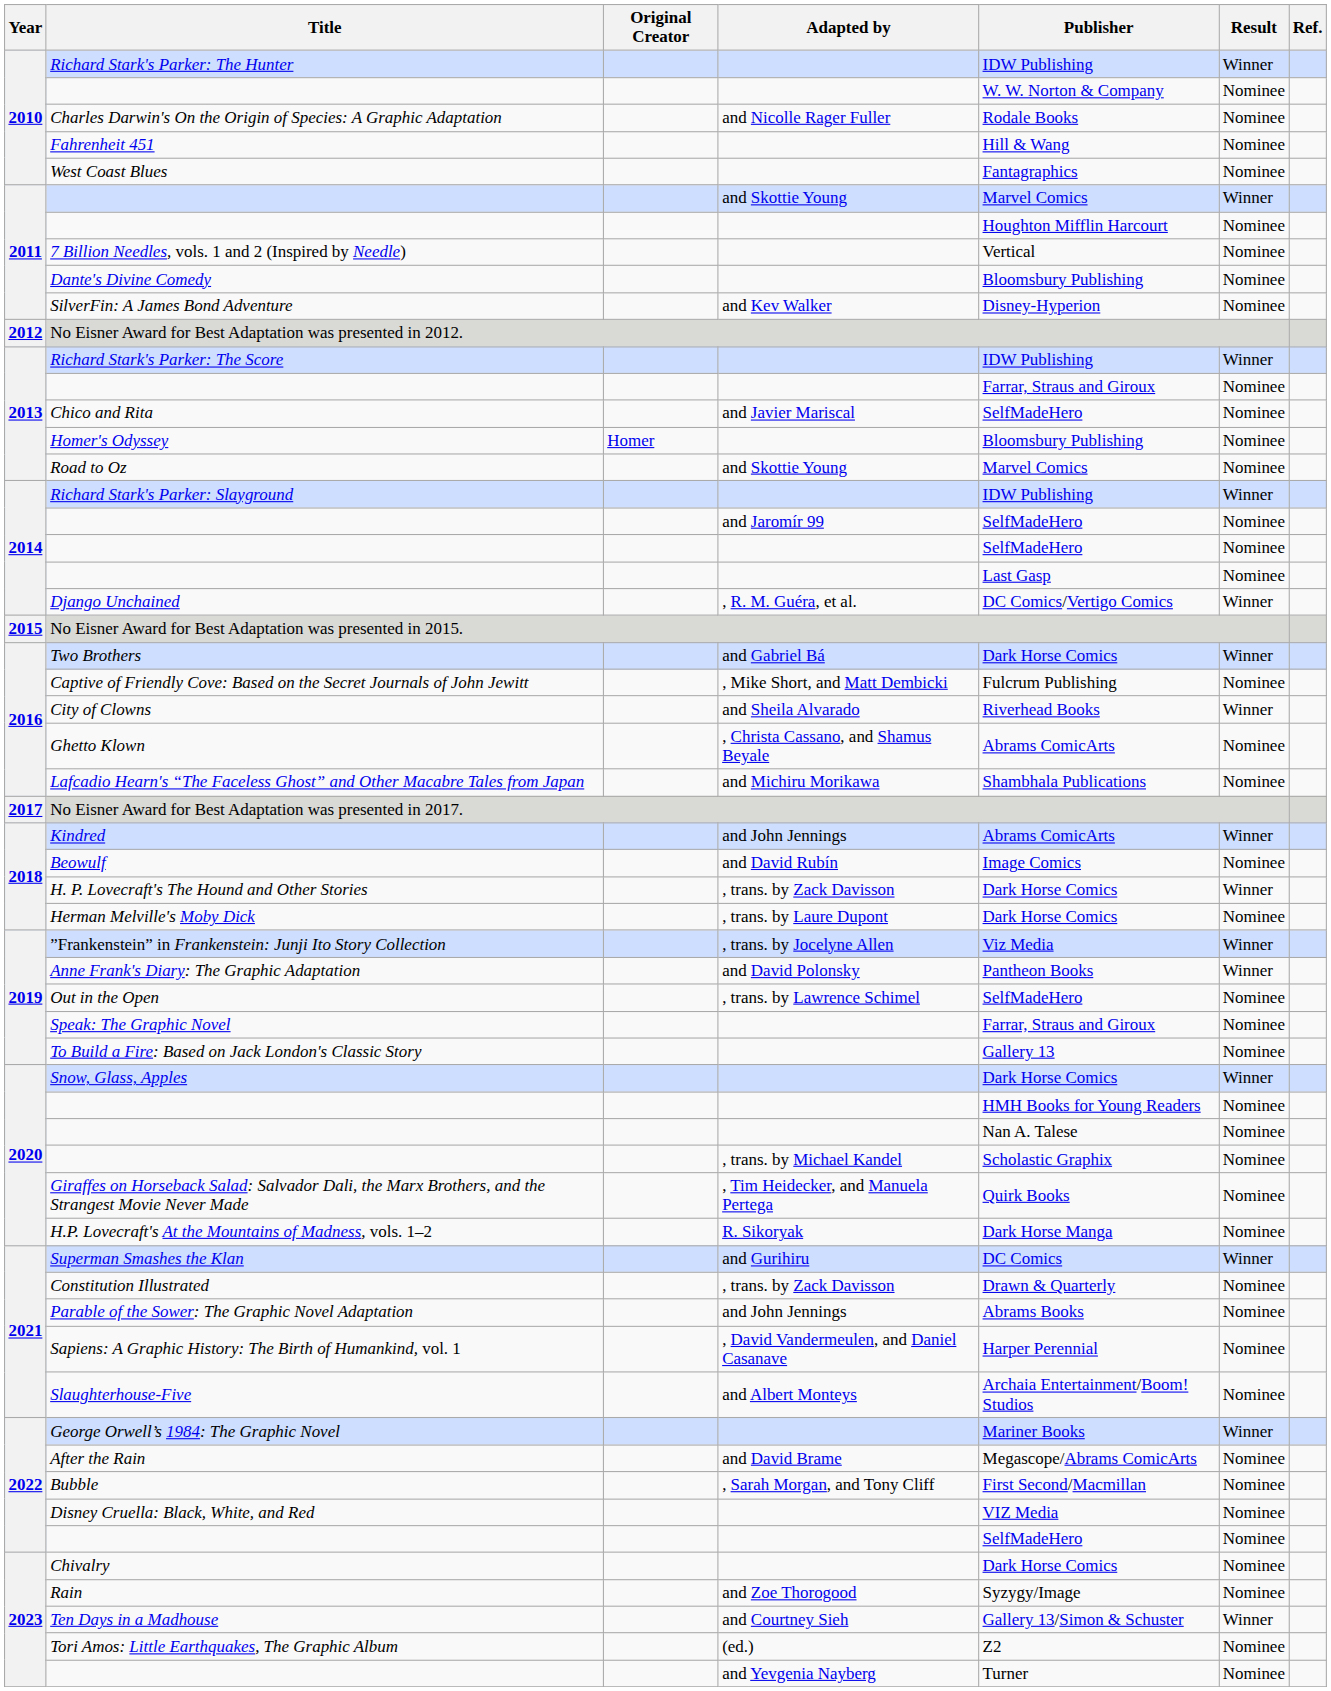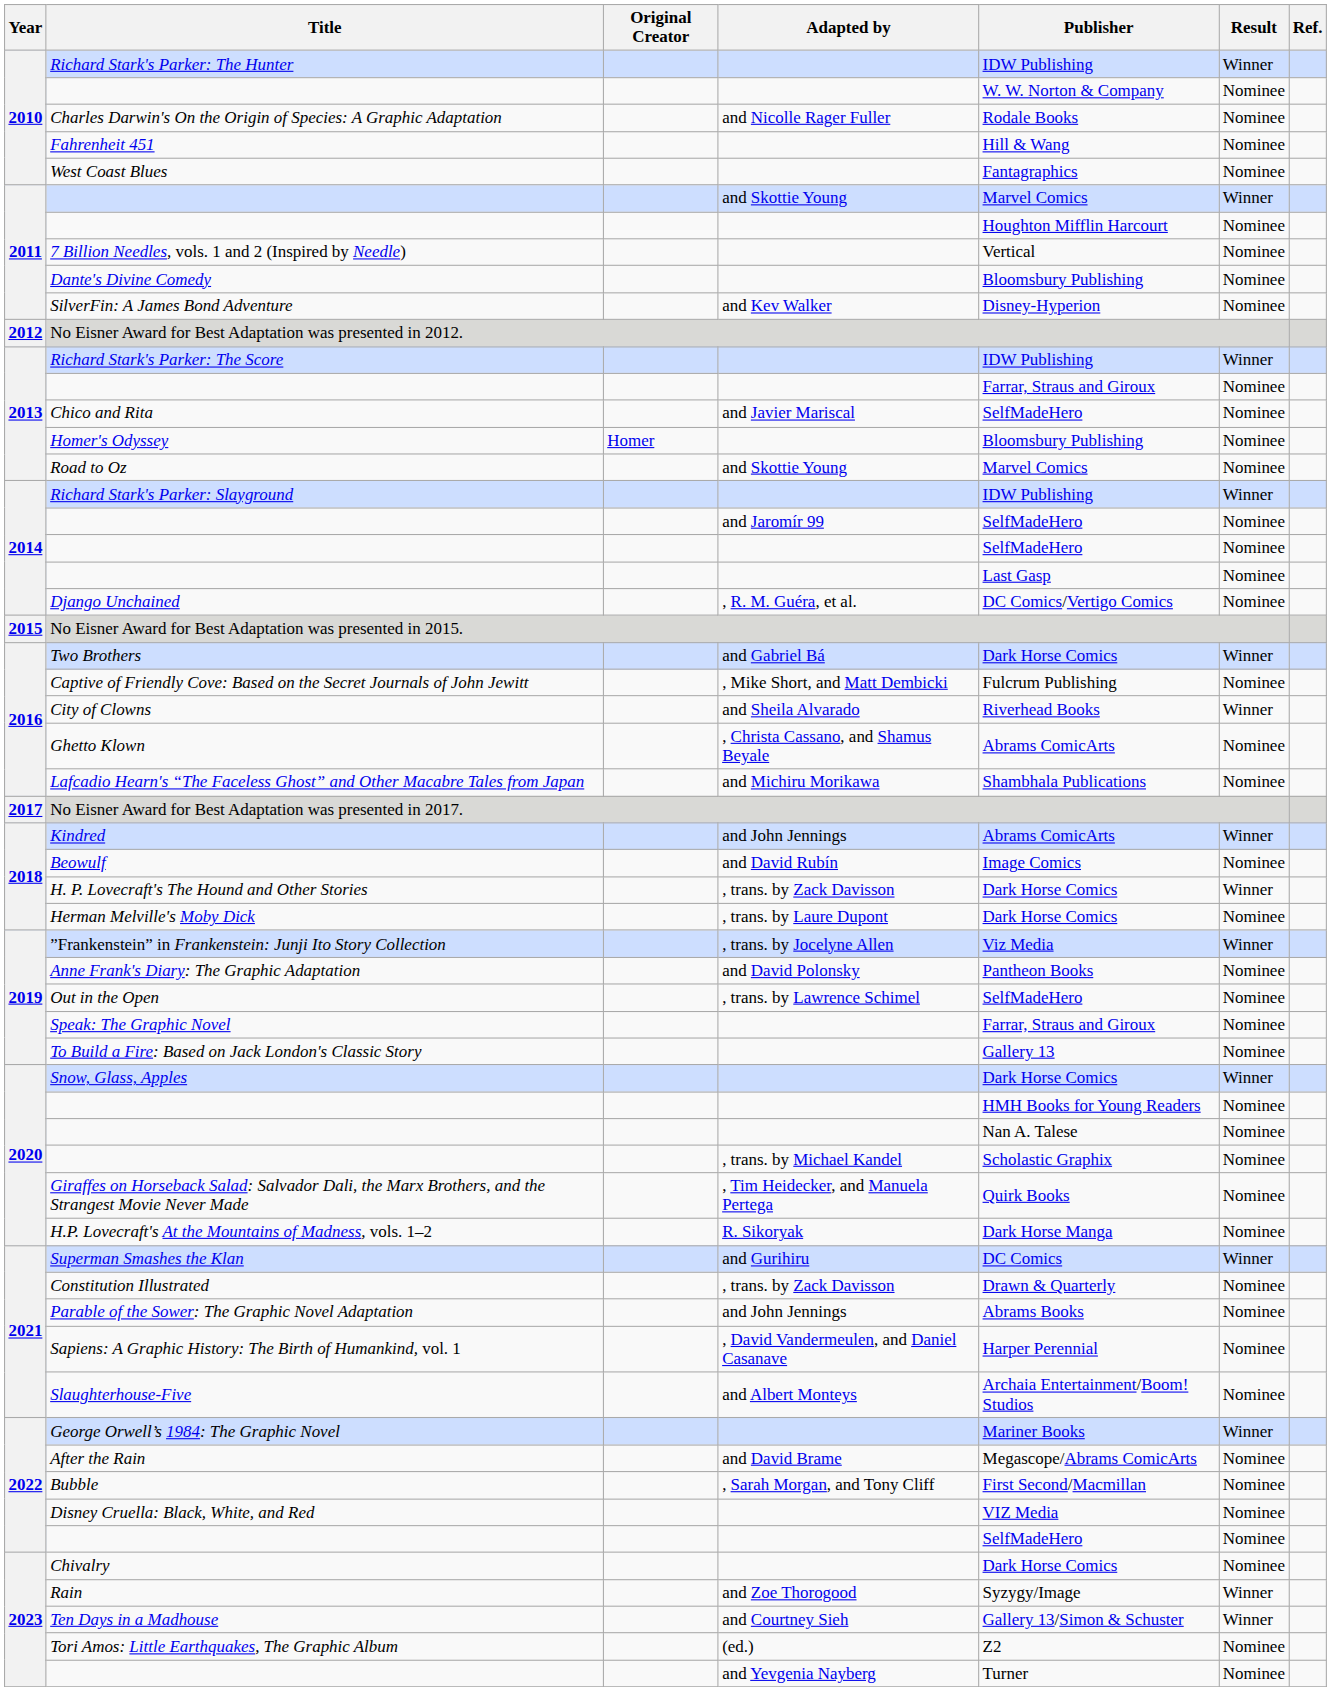(1248, 601) Winner -> (1254, 601) Nominee
(1248, 970) Winner -> (1254, 970) Nominee
(1254, 1592) Nominee -> (1248, 1592) Winner
